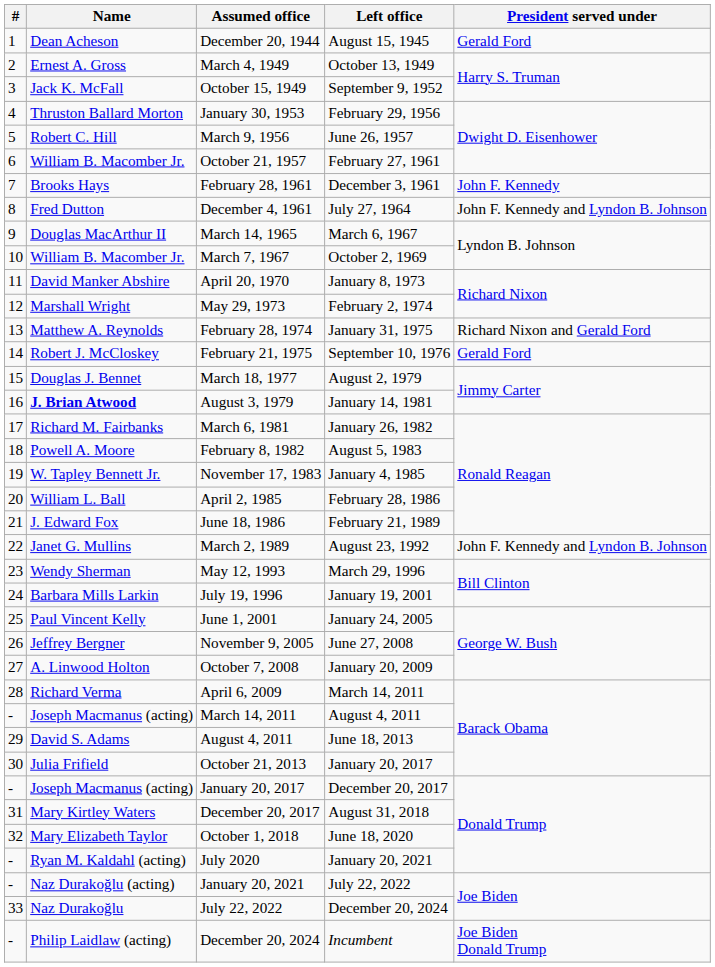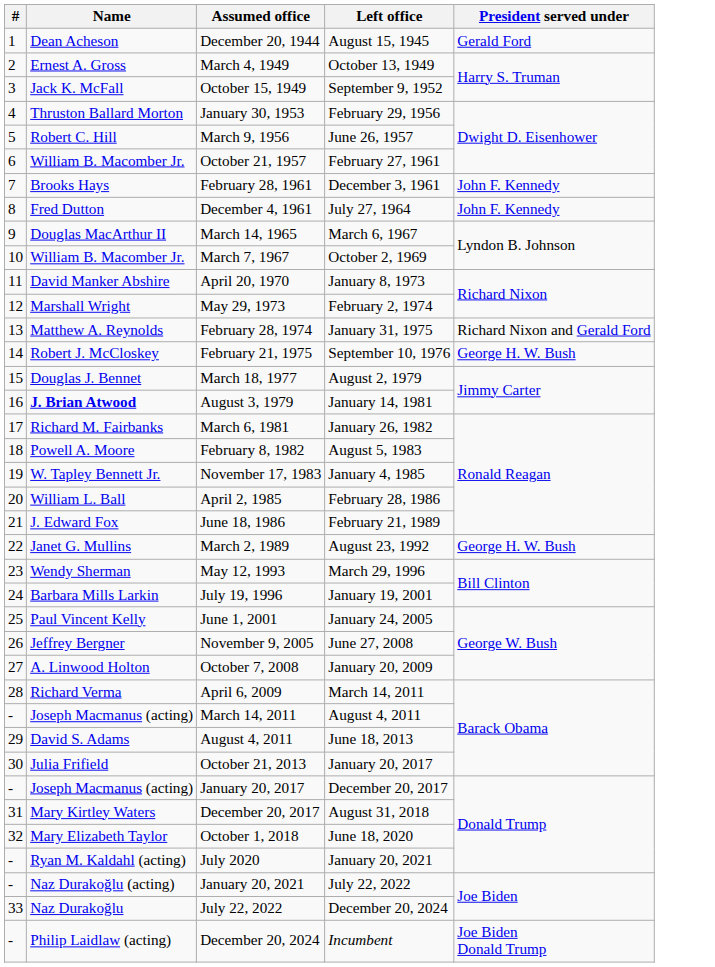(582, 209) John F. Kennedy and Lyndon B. Johnson -> (508, 209) John F. Kennedy
(494, 354) Gerald Ford -> (516, 354) George H. W. Bush
(582, 546) John F. Kennedy and Lyndon B. Johnson -> (516, 546) George H. W. Bush
